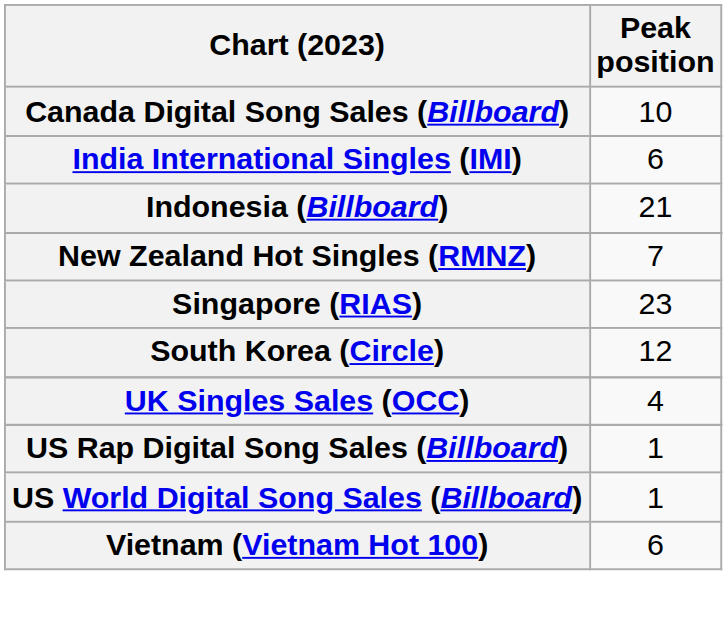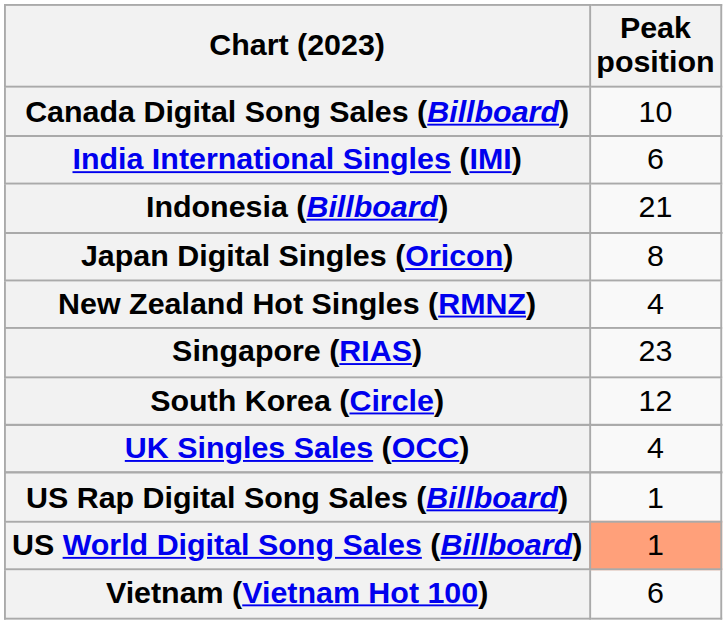+ row: (297, 255)
(655, 255) 7 -> (655, 303) 4
(655, 496) no background -> (655, 544) lightsalmon background
